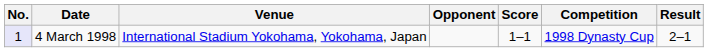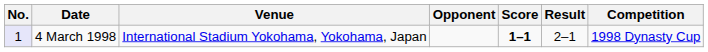columns swapped: (680, 15) <-> (599, 15)
(520, 36) normal -> (520, 36) bold
